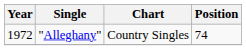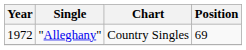(201, 34) 74 -> (201, 34) 69
